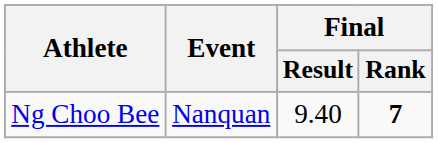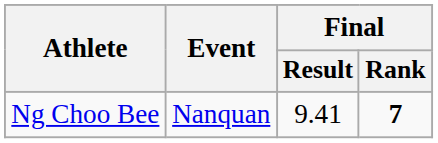(318, 114) 9.40 -> (318, 114) 9.41
